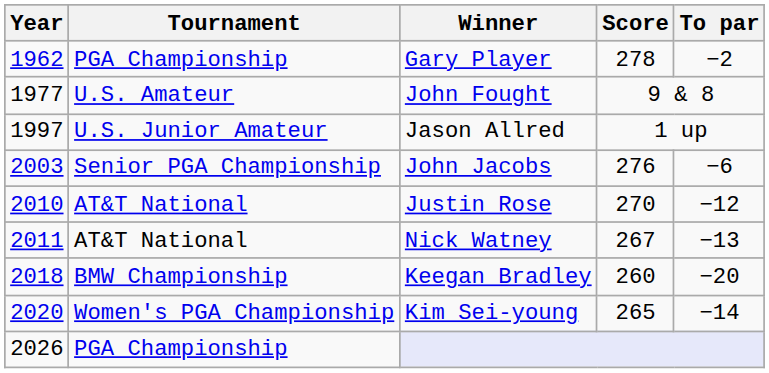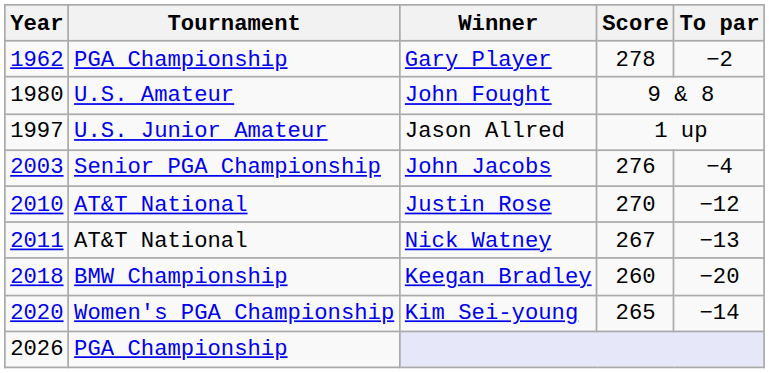(37, 95) 1977 -> (37, 95) 1980
(720, 168) −6 -> (720, 168) −4
